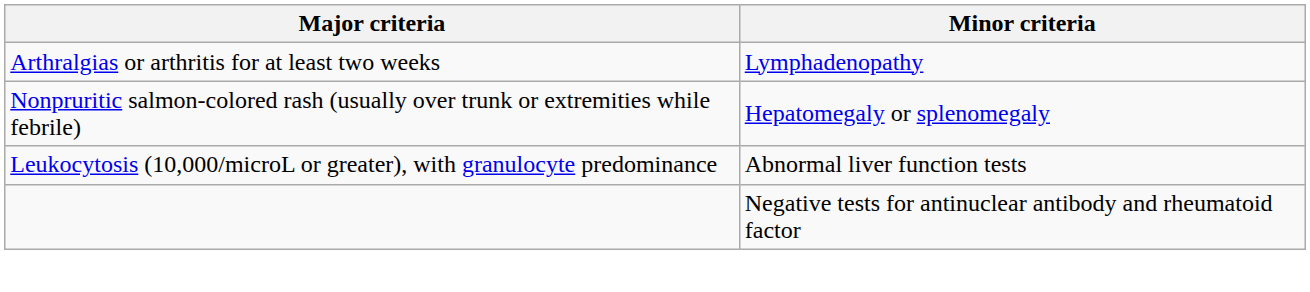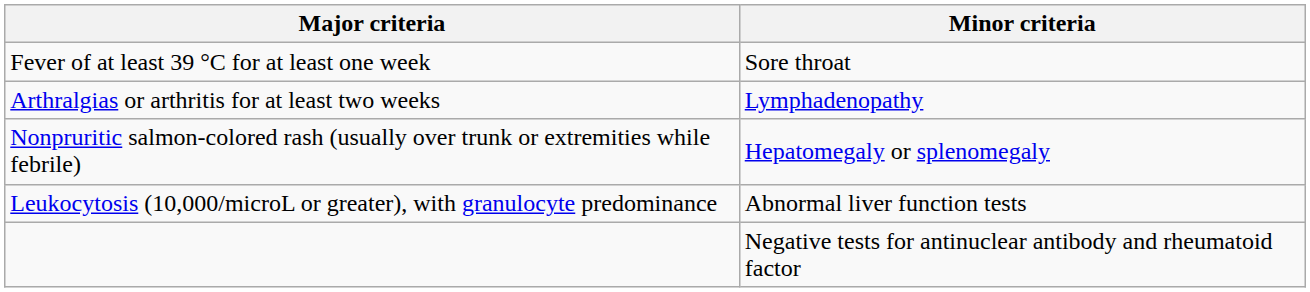+ row: (220, 61)
